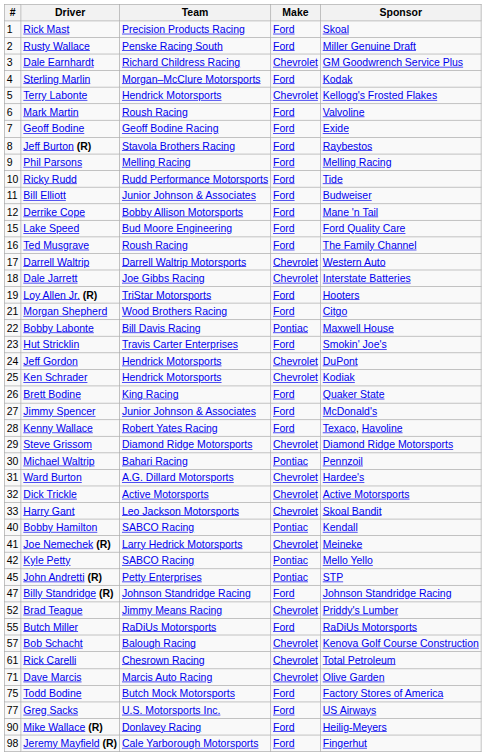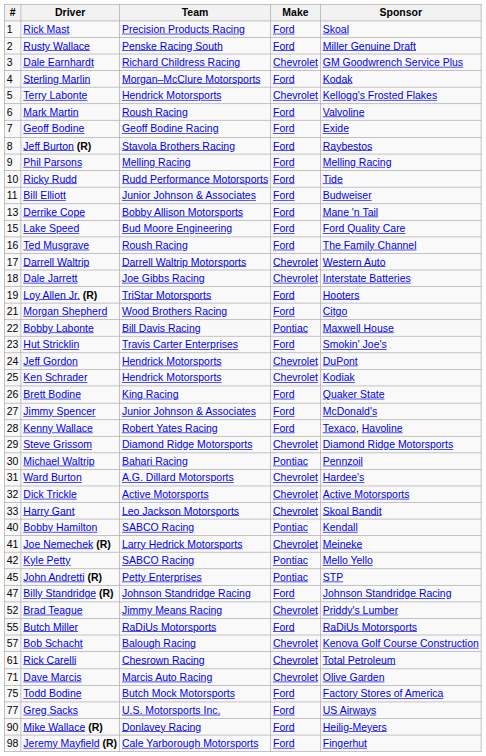(13, 212) 12 -> (13, 212) 13
